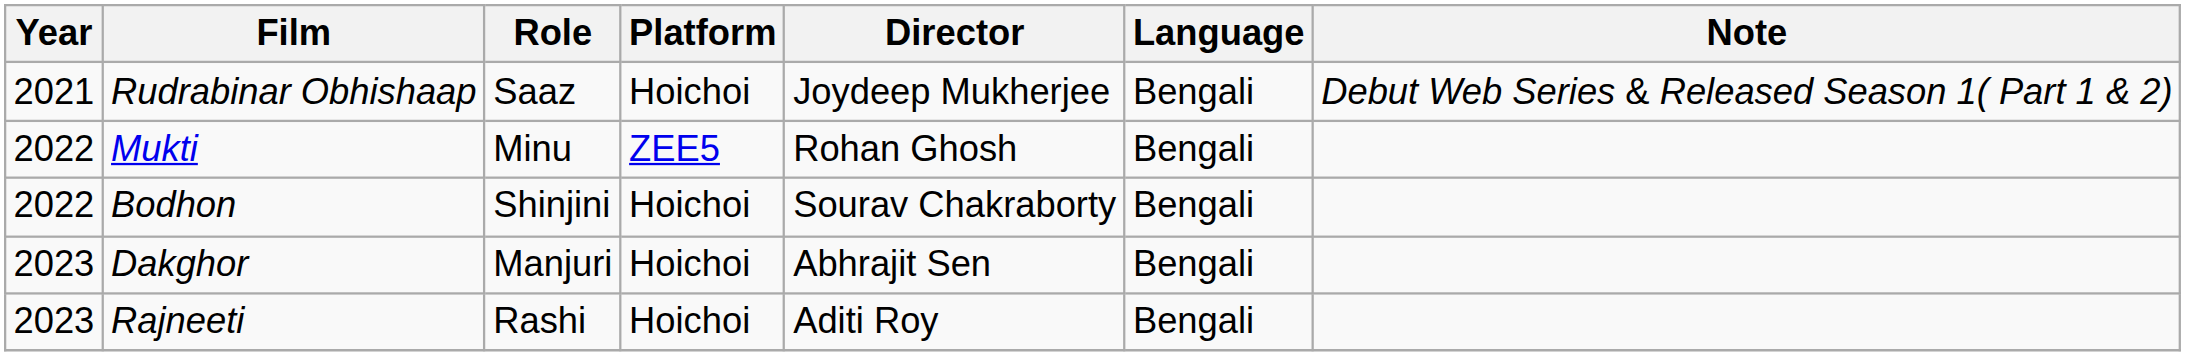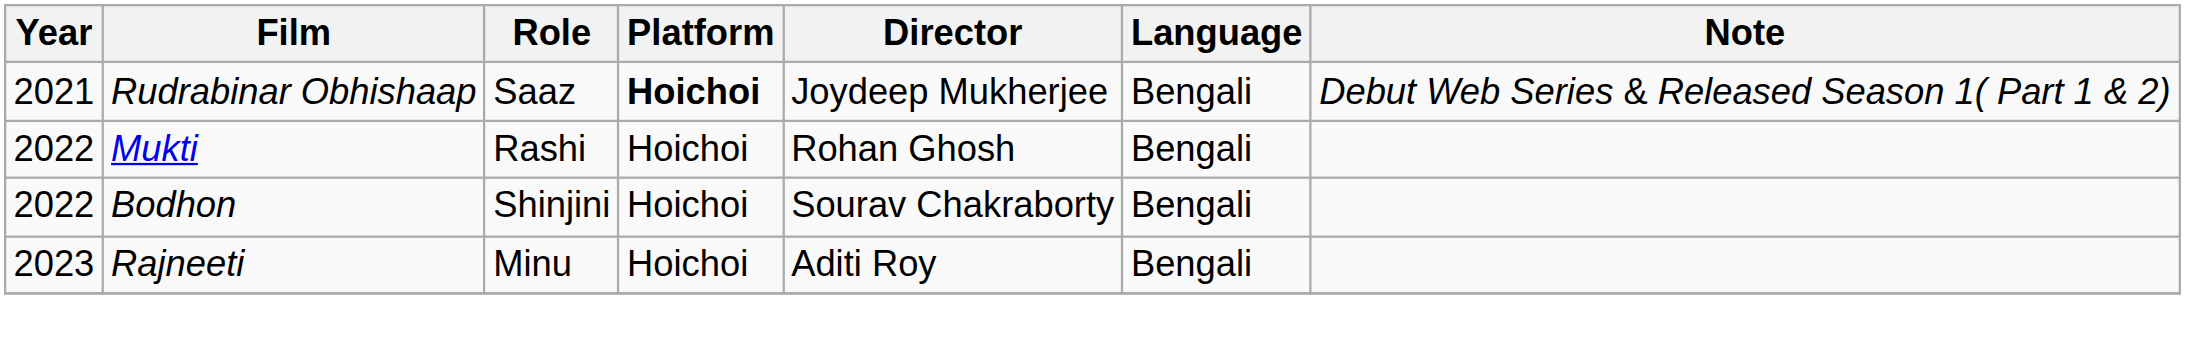(690, 90) normal -> (694, 90) bold
(533, 148) Minu -> (540, 148) Rashi
(675, 148) ZEE5 -> (688, 148) Hoichoi
- row: (180, 263)
(540, 321) Rashi -> (533, 263) Minu
